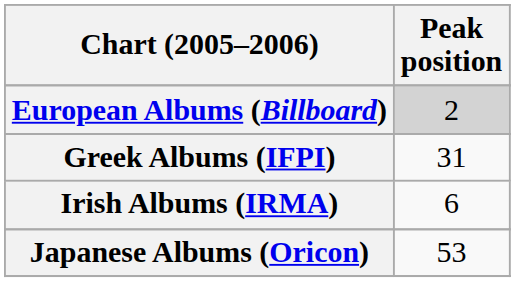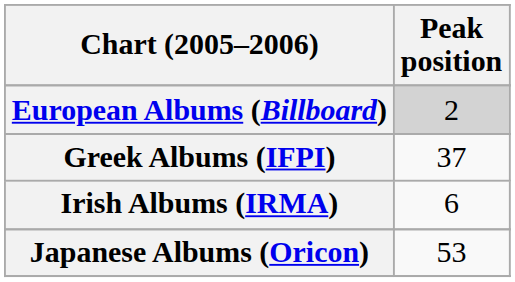(452, 156) 31 -> (452, 156) 37
